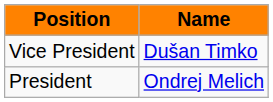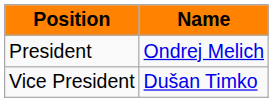rows swapped: (50, 81) <-> (72, 50)
